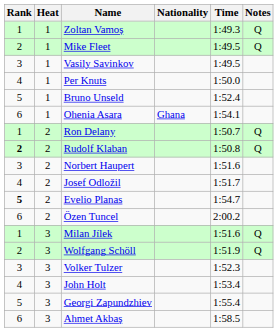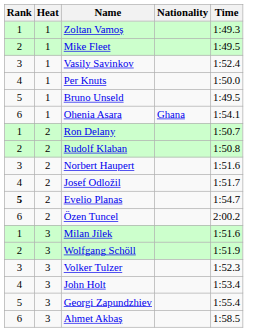- column: (258, 13)
(227, 64) 1:49.5 -> (227, 64) 1:52.4
(227, 98) 1:52.4 -> (227, 98) 1:49.5
(19, 149) bold -> (19, 149) normal
